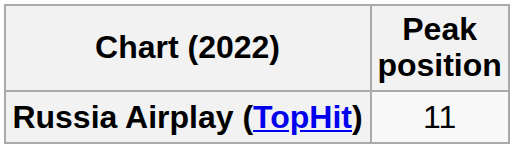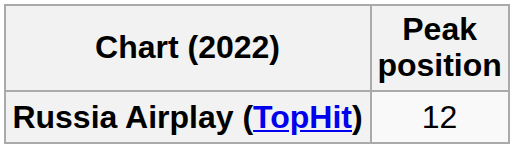(440, 116) 11 -> (440, 116) 12
